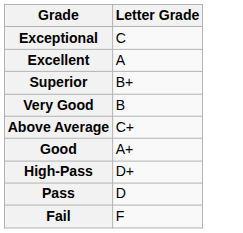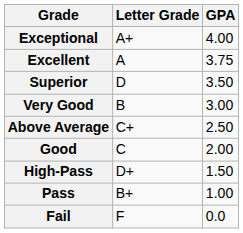+ column: (221, 15)
(121, 37) C -> (124, 37) A+
(124, 82) B+ -> (121, 82) D
(124, 149) A+ -> (121, 149) C
(121, 194) D -> (124, 194) B+
